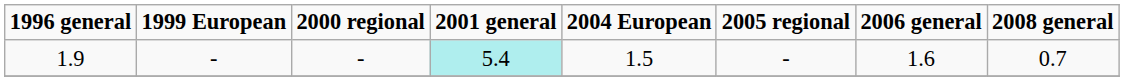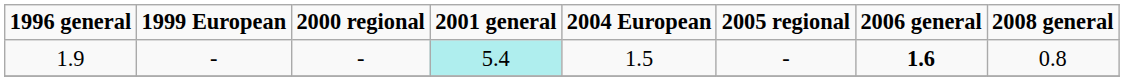(921, 57) normal -> (921, 57) bold
(1053, 57) 0.7 -> (1053, 57) 0.8
